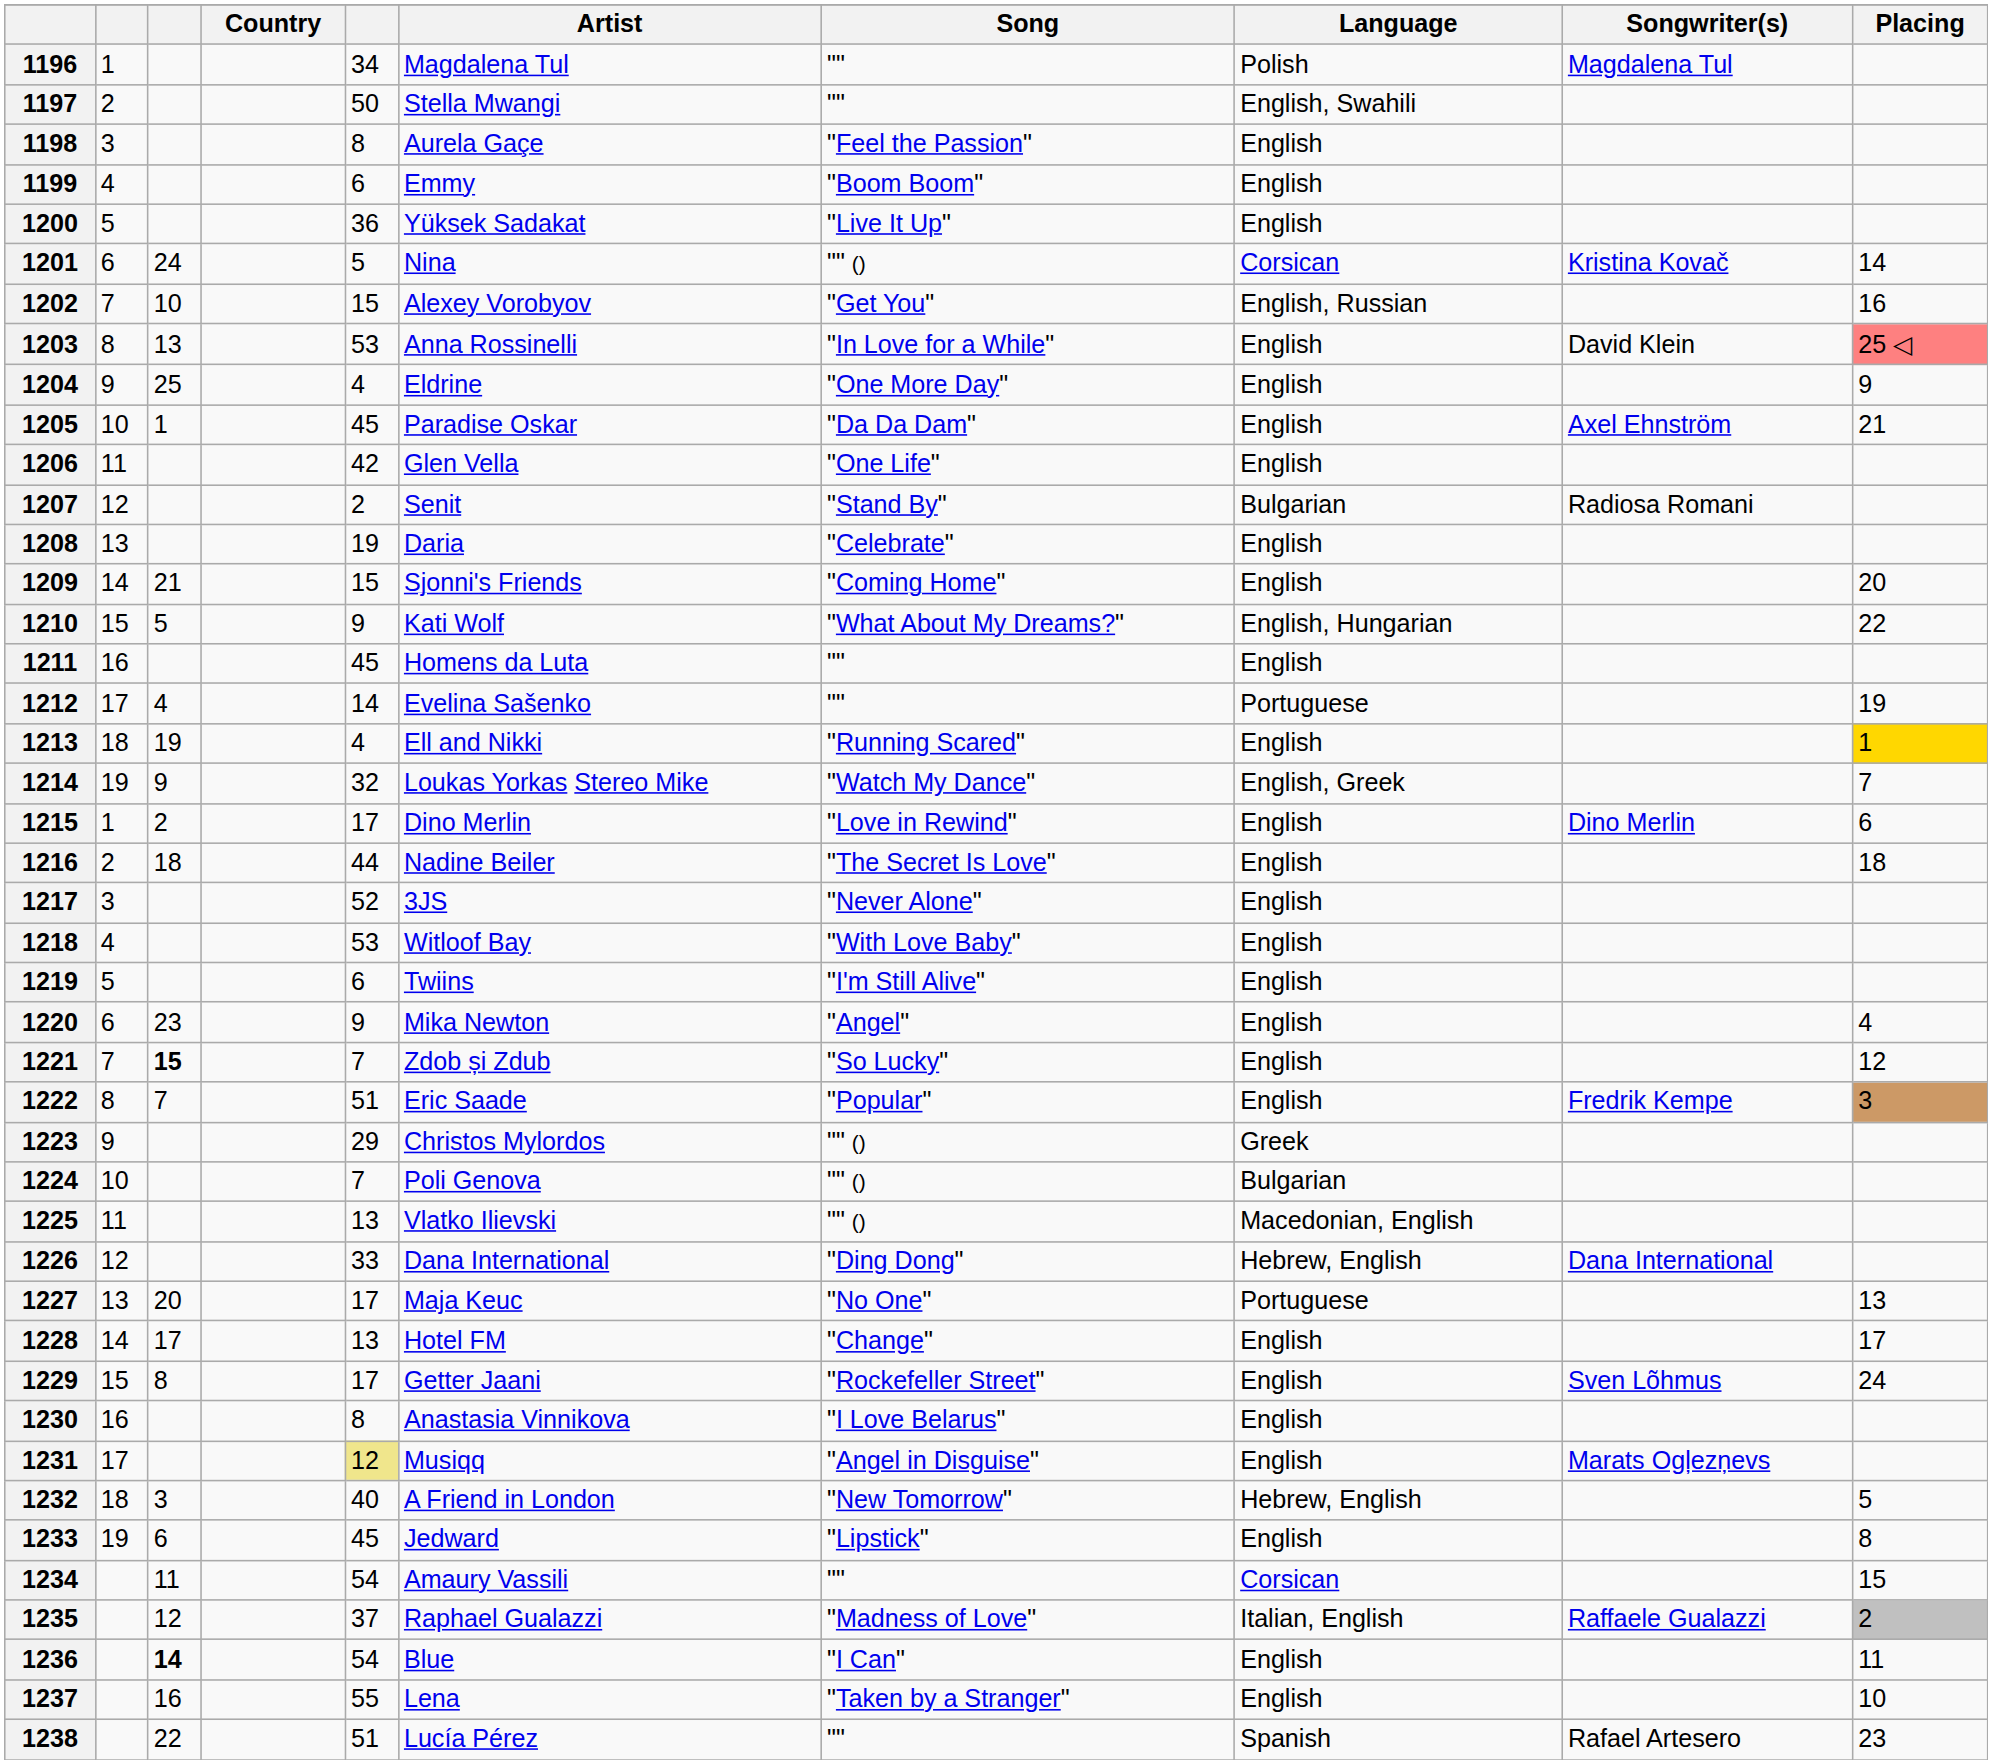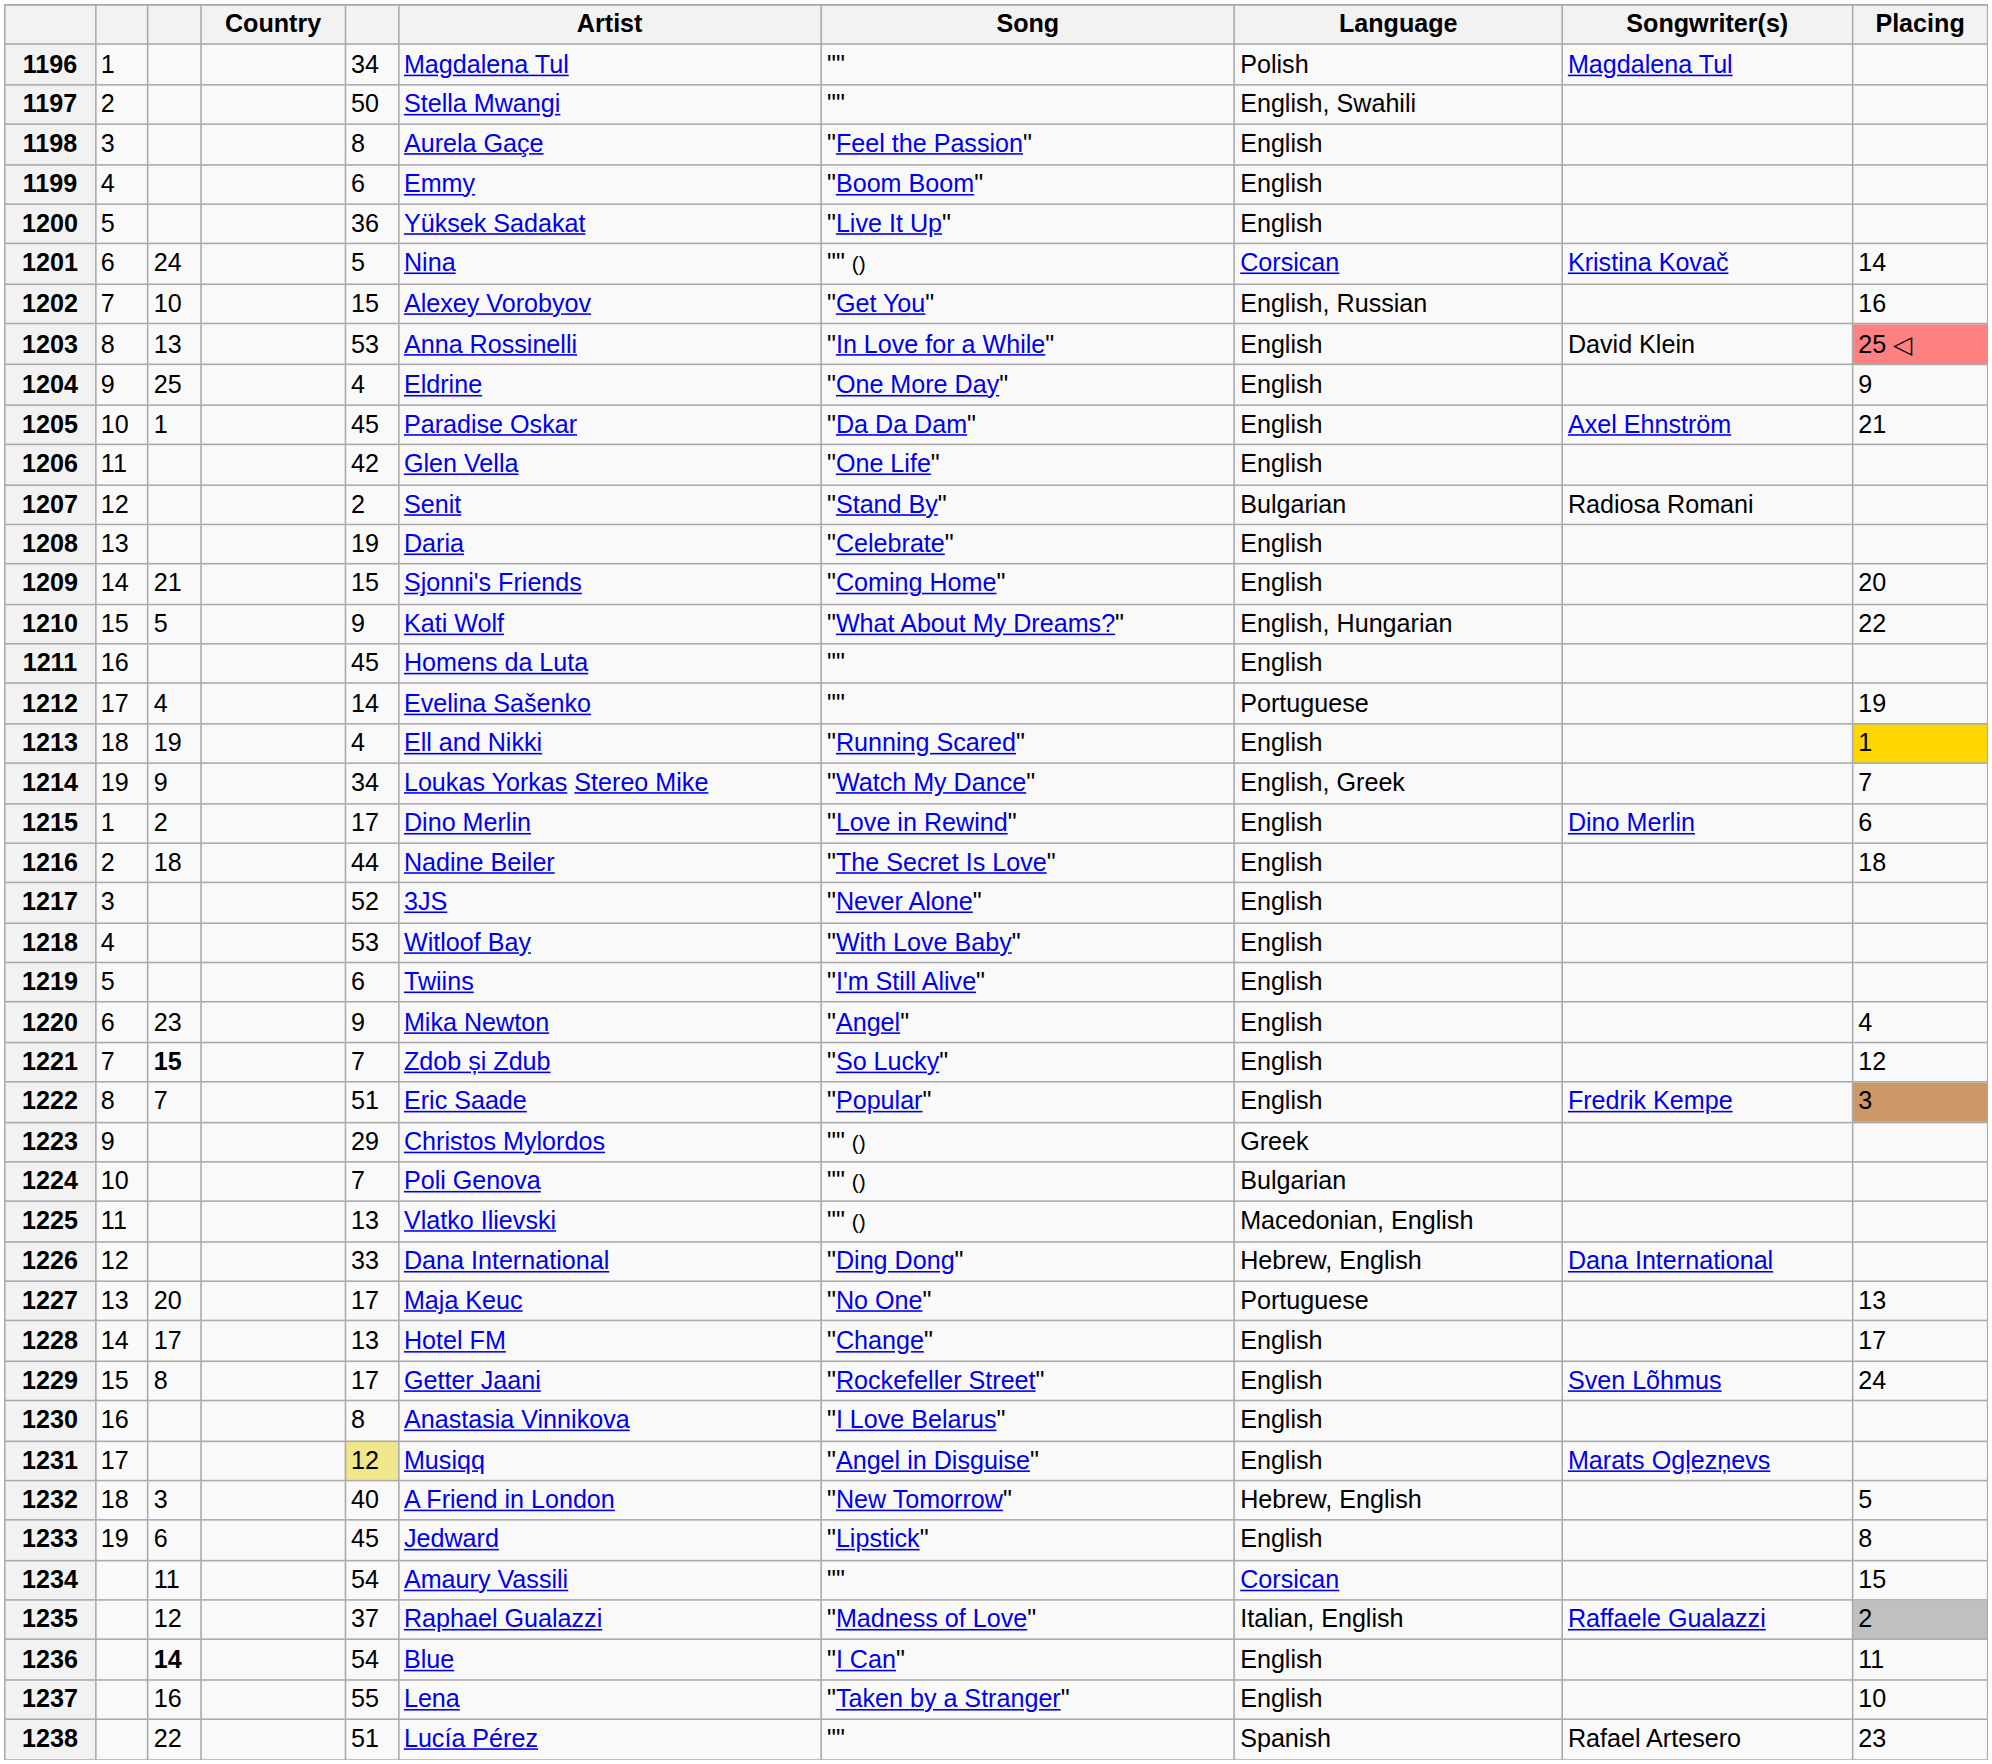(365, 782) 32 -> (365, 782) 34
